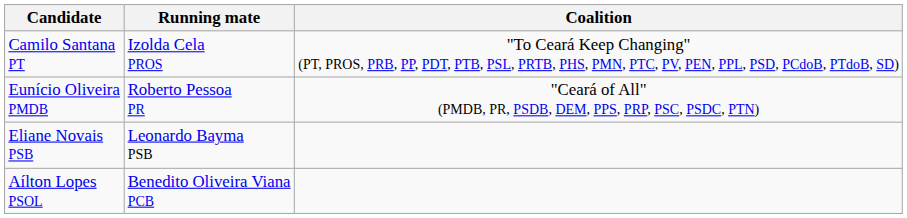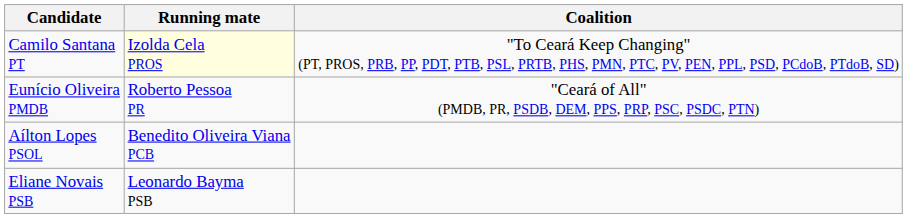(166, 53) no background -> (166, 53) lightyellow background
rows swapped: (56, 145) <-> (52, 190)
